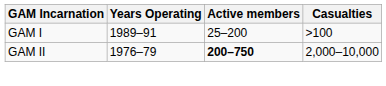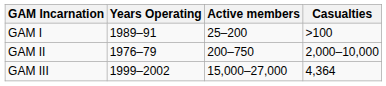(231, 52) bold -> (231, 52) normal
+ row: (28, 71)
